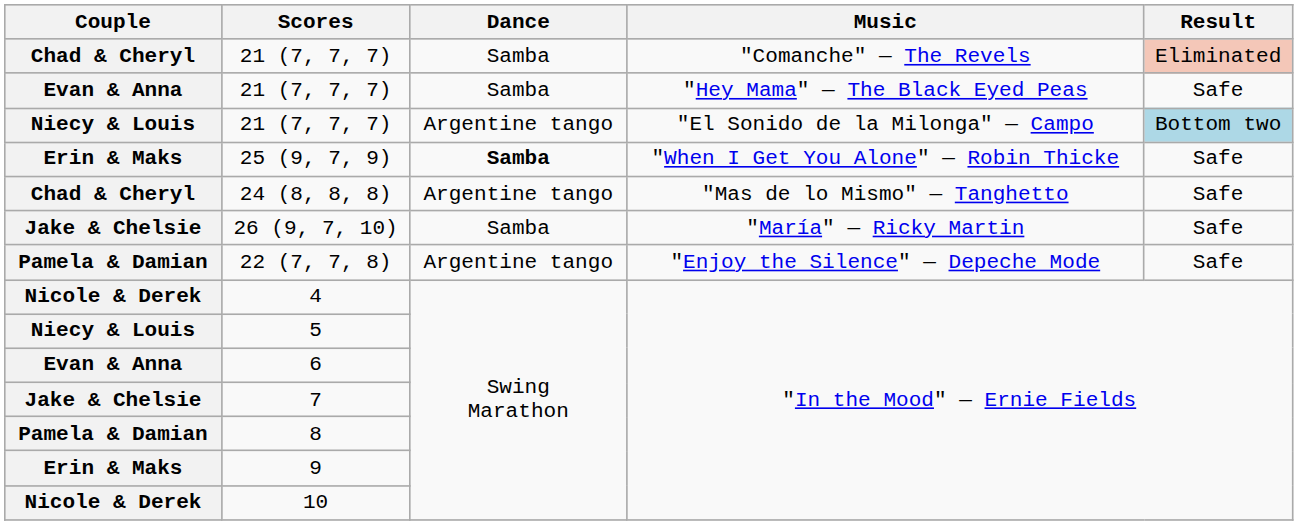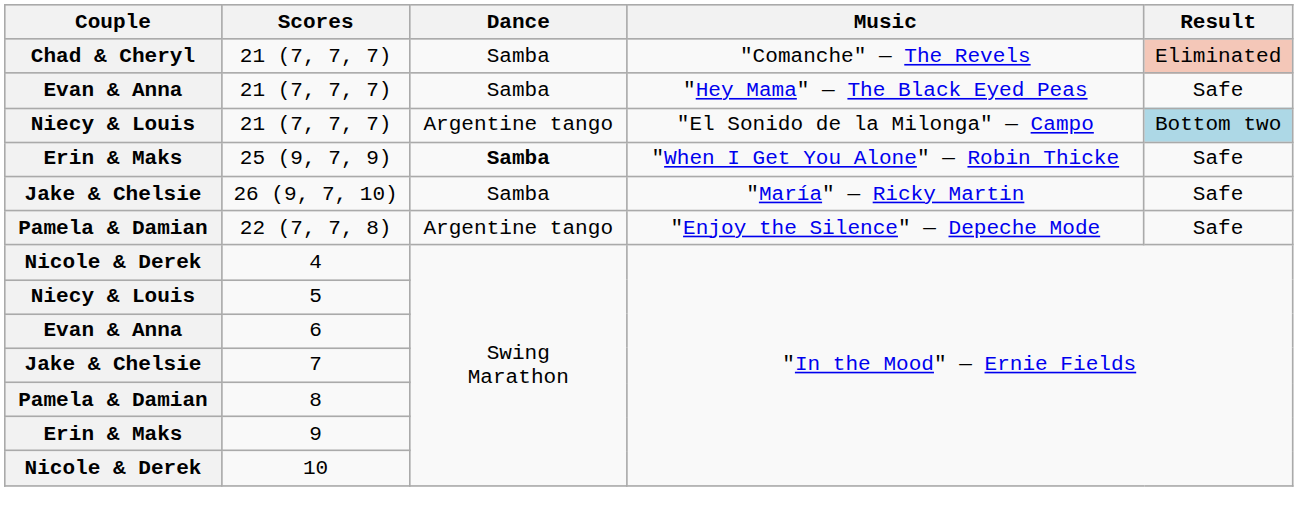- row: (316, 194)
